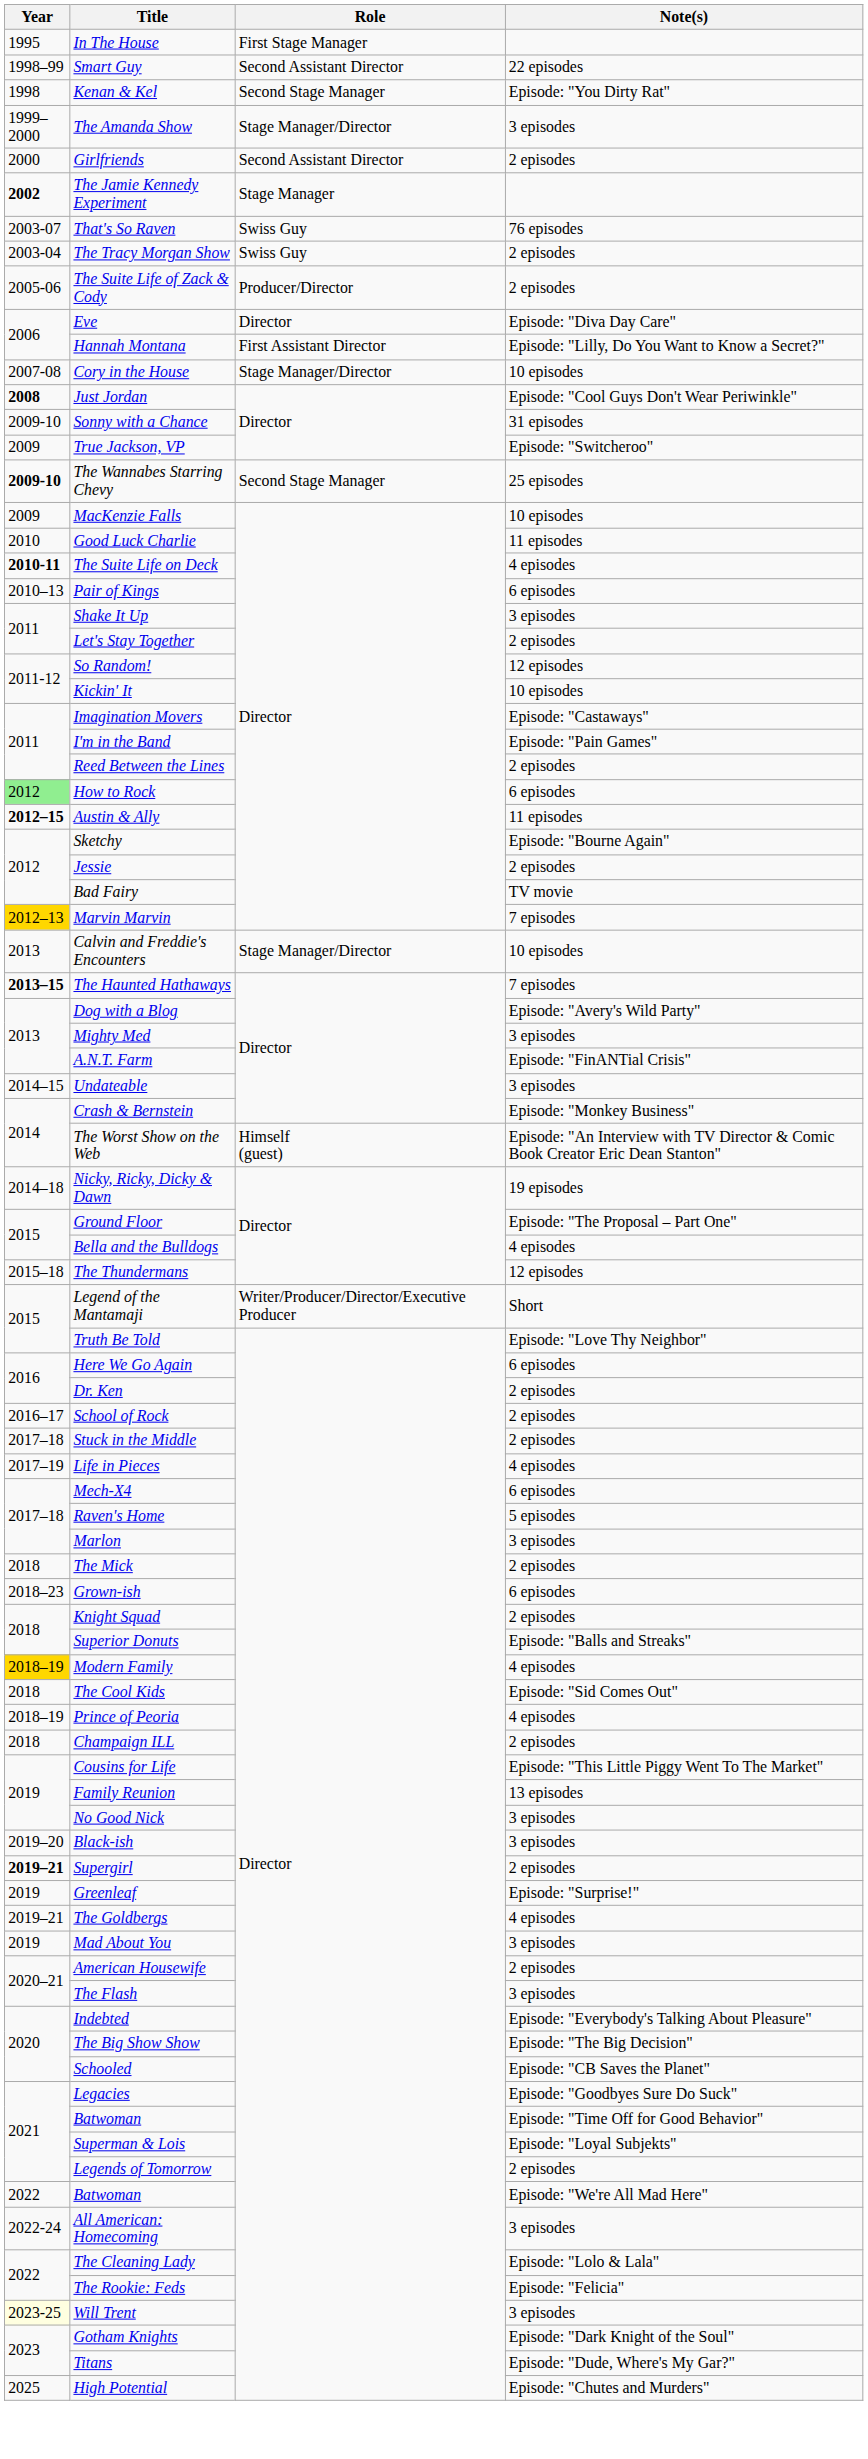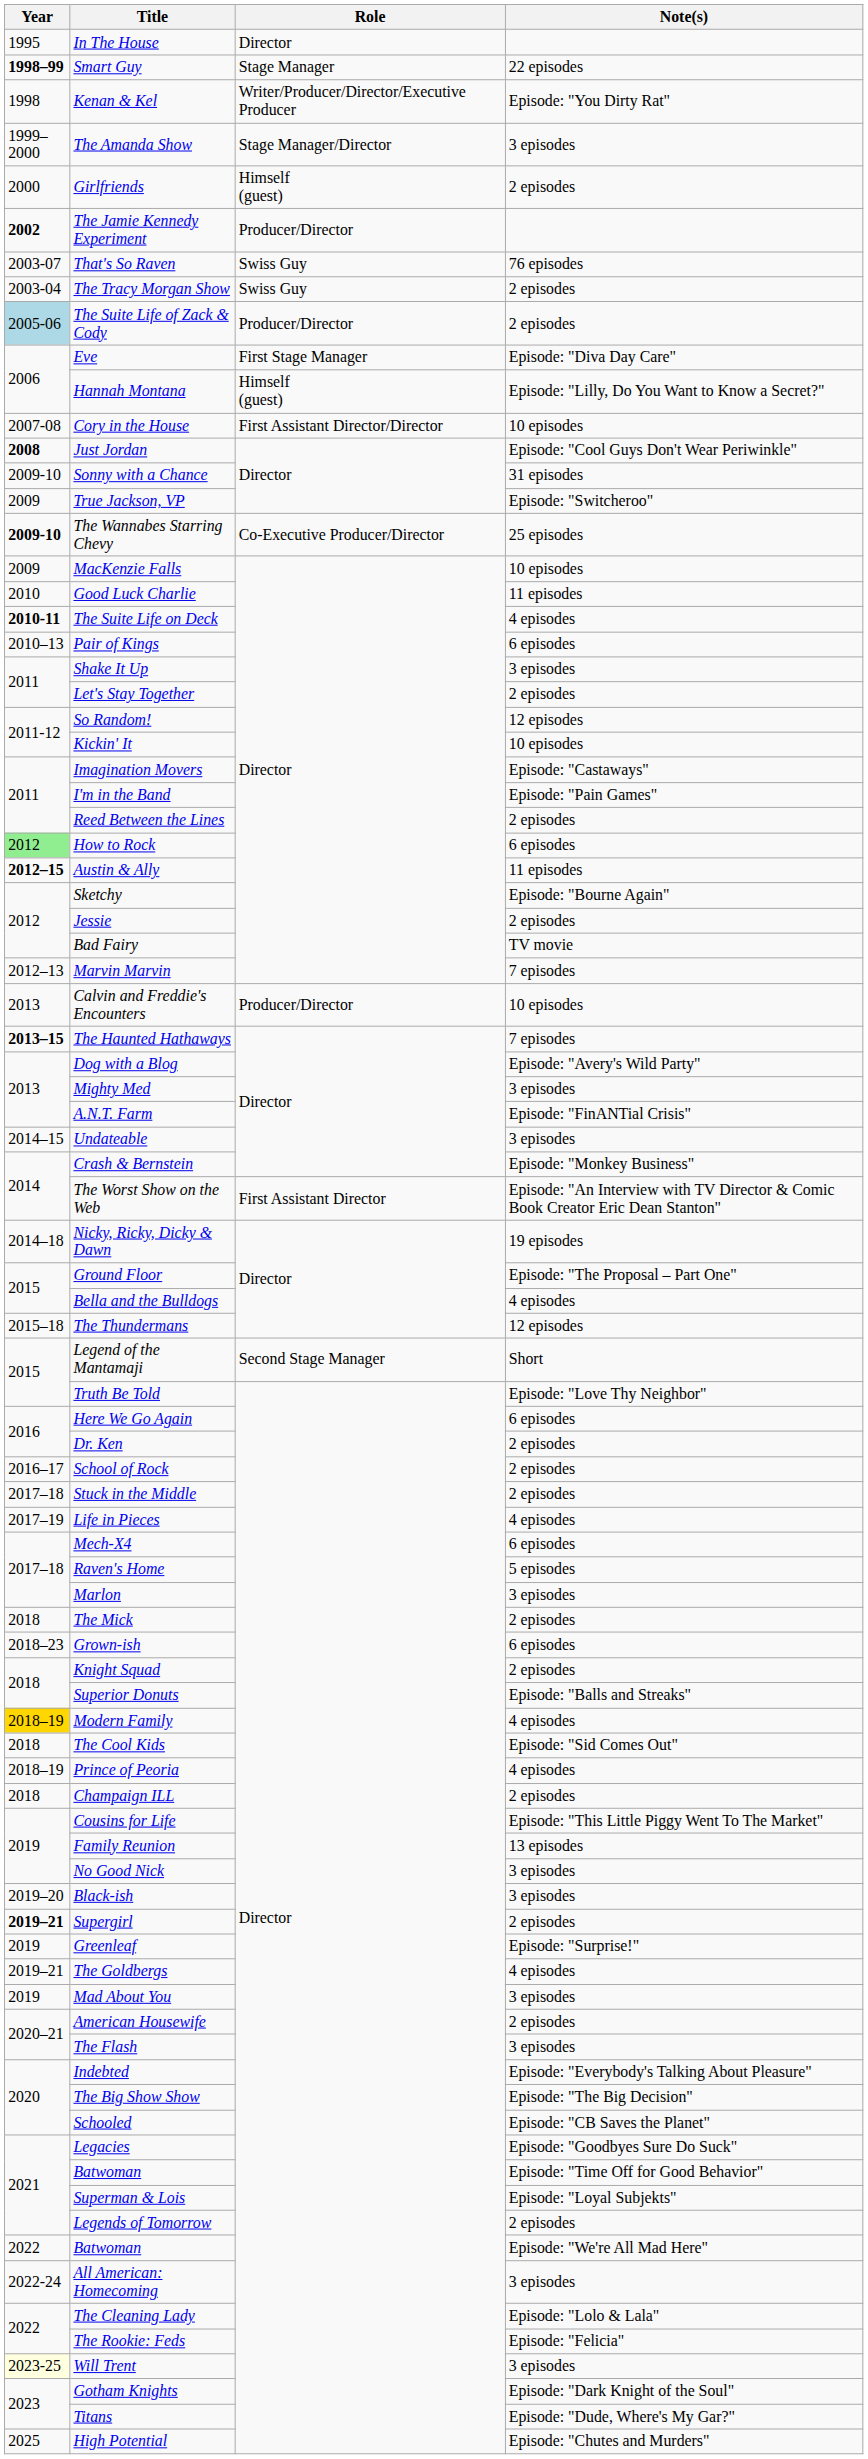(303, 42) First Stage Manager -> (265, 42) Director
(36, 67) normal -> (36, 67) bold
(321, 67) Second Assistant Director -> (286, 67) Stage Manager
(312, 92) Second Stage Manager -> (352, 101) Writer/Producer/Director/Executive Producer
(321, 160) Second Assistant Director -> (264, 187) Himself (guest)
(286, 194) Stage Manager -> (296, 230) Producer/Director
(35, 287) no background -> (35, 323) lightblue background
(265, 321) Director -> (303, 357) First Stage Manager
(312, 346) First Assistant Director -> (264, 391) Himself (guest)
(315, 371) Stage Manager/Director -> (341, 425) First Assistant Director/Director
(312, 481) Second Stage Manager -> (341, 534) Co-Executive Producer/Director
(36, 917) gold background -> (36, 970) no background
(315, 951) Stage Manager/Director -> (296, 1004) Producer/Director
(264, 1145) Himself (guest) -> (312, 1198) First Assistant Director
(352, 1306) Writer/Producer/Director/Executive Producer -> (312, 1359) Second Stage Manager
